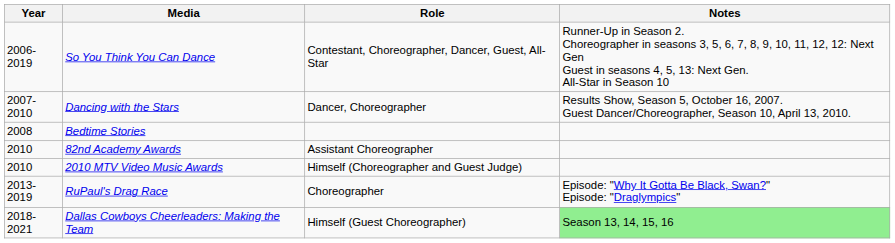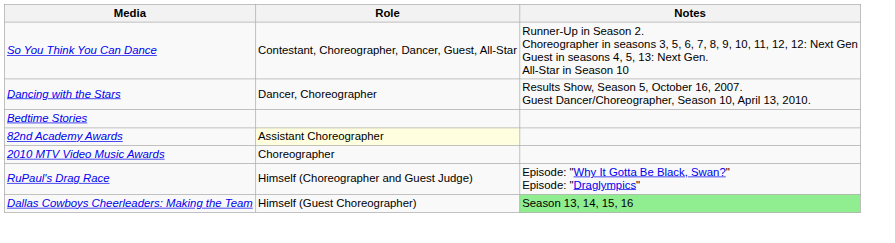- column: (33, 13)
(370, 149) no background -> (321, 136) lightyellow background
(415, 167) Himself (Choreographer and Guest Judge) -> (296, 154) Choreographer
(346, 191) Choreographer -> (365, 179) Himself (Choreographer and Guest Judge)
